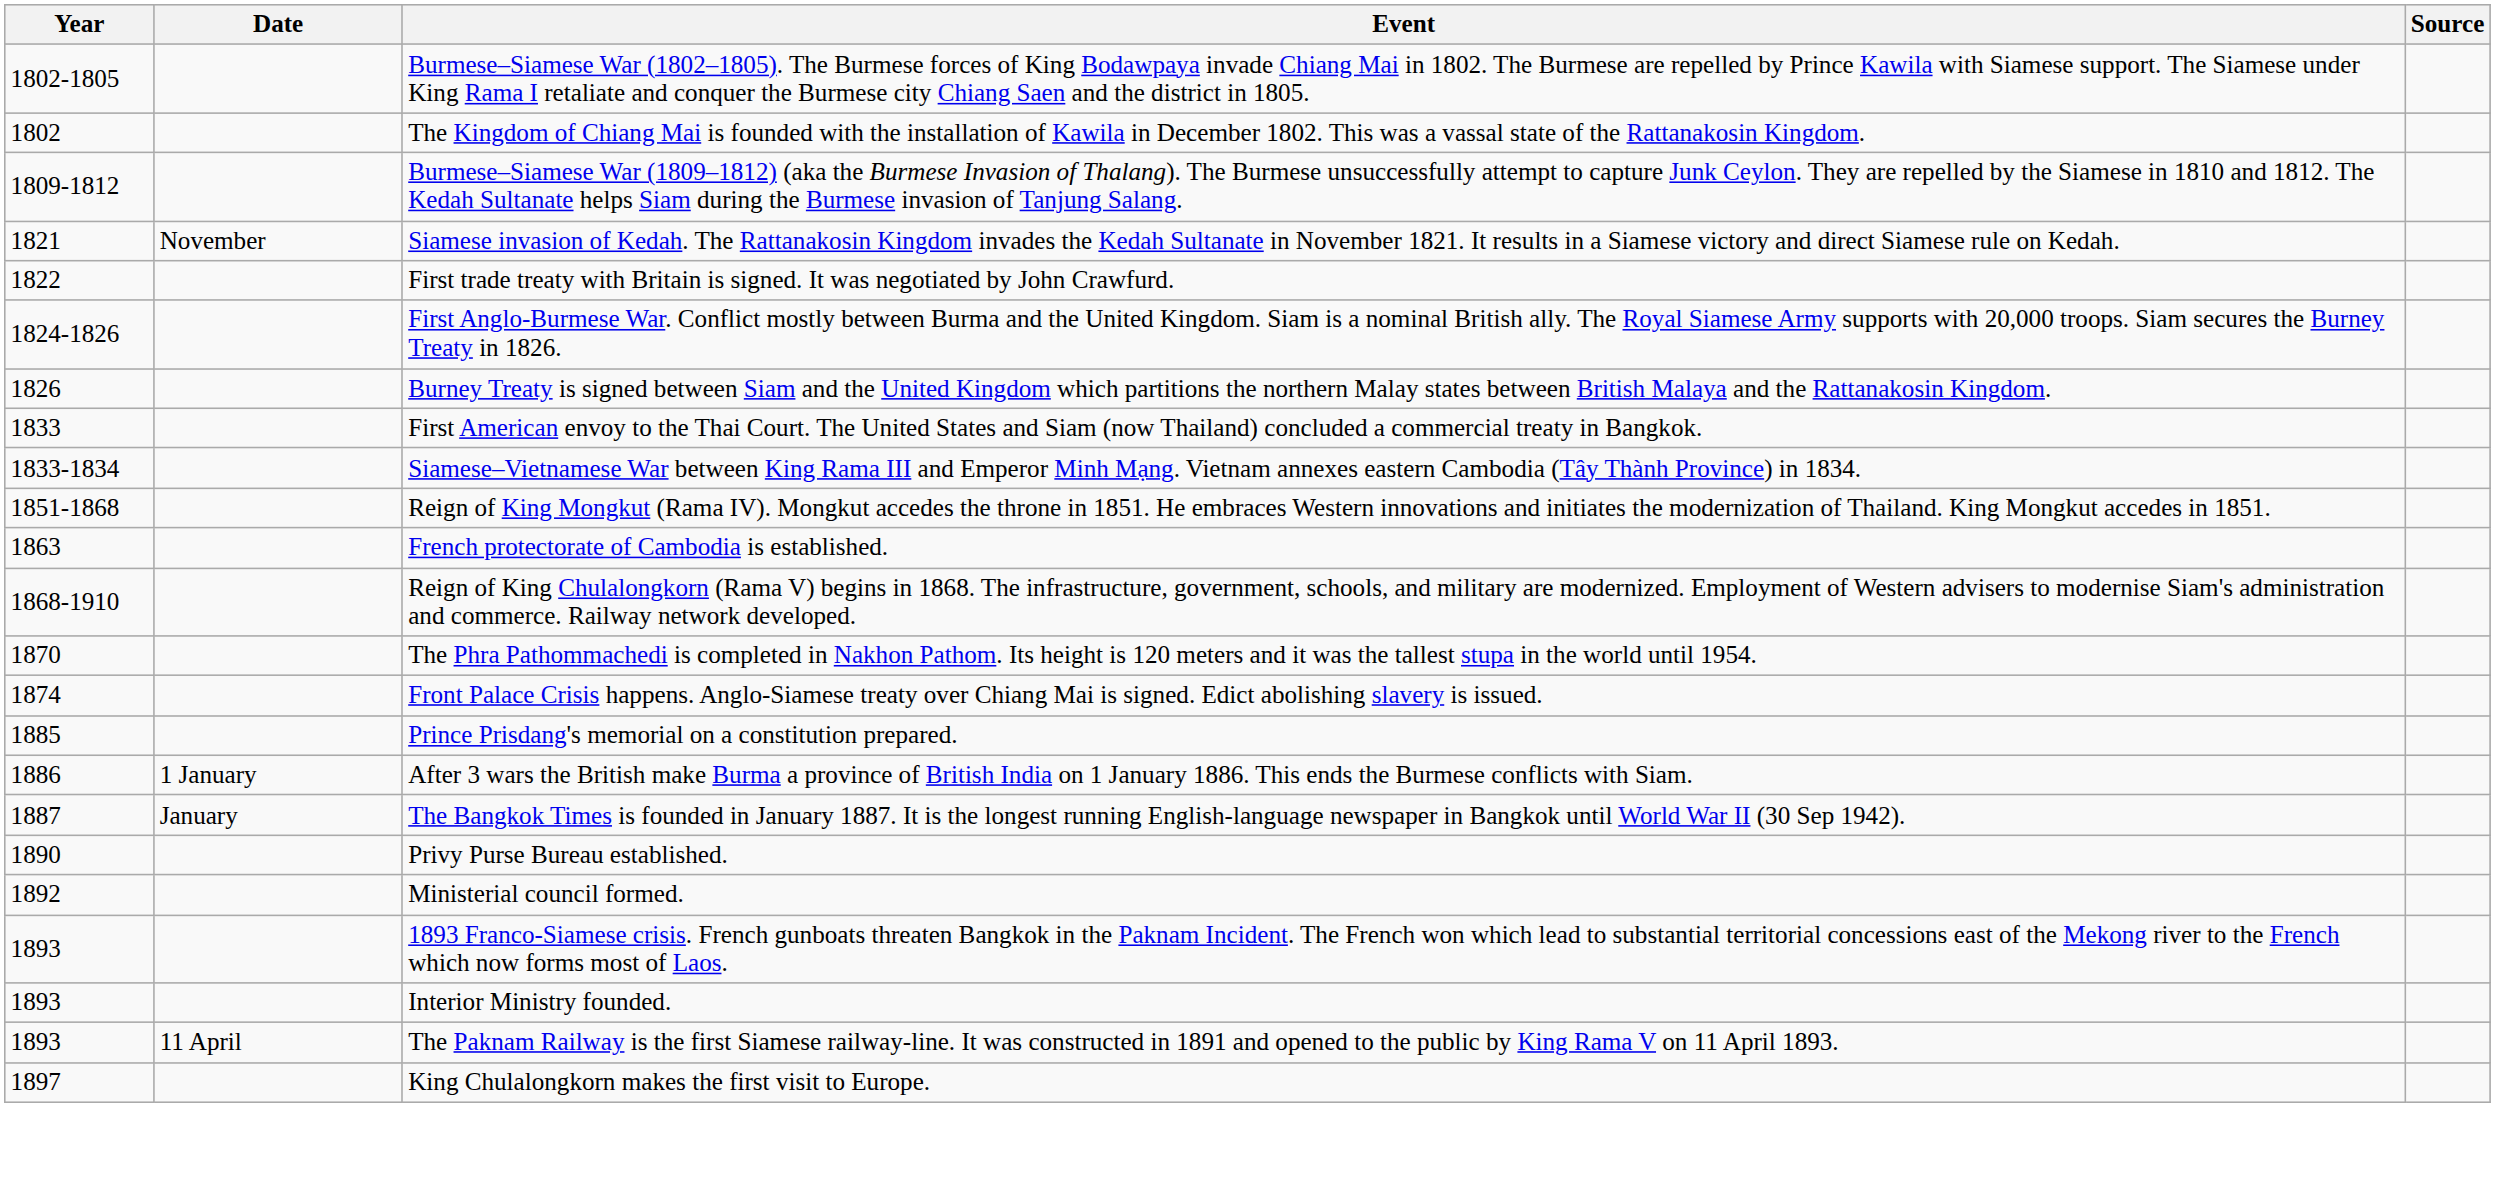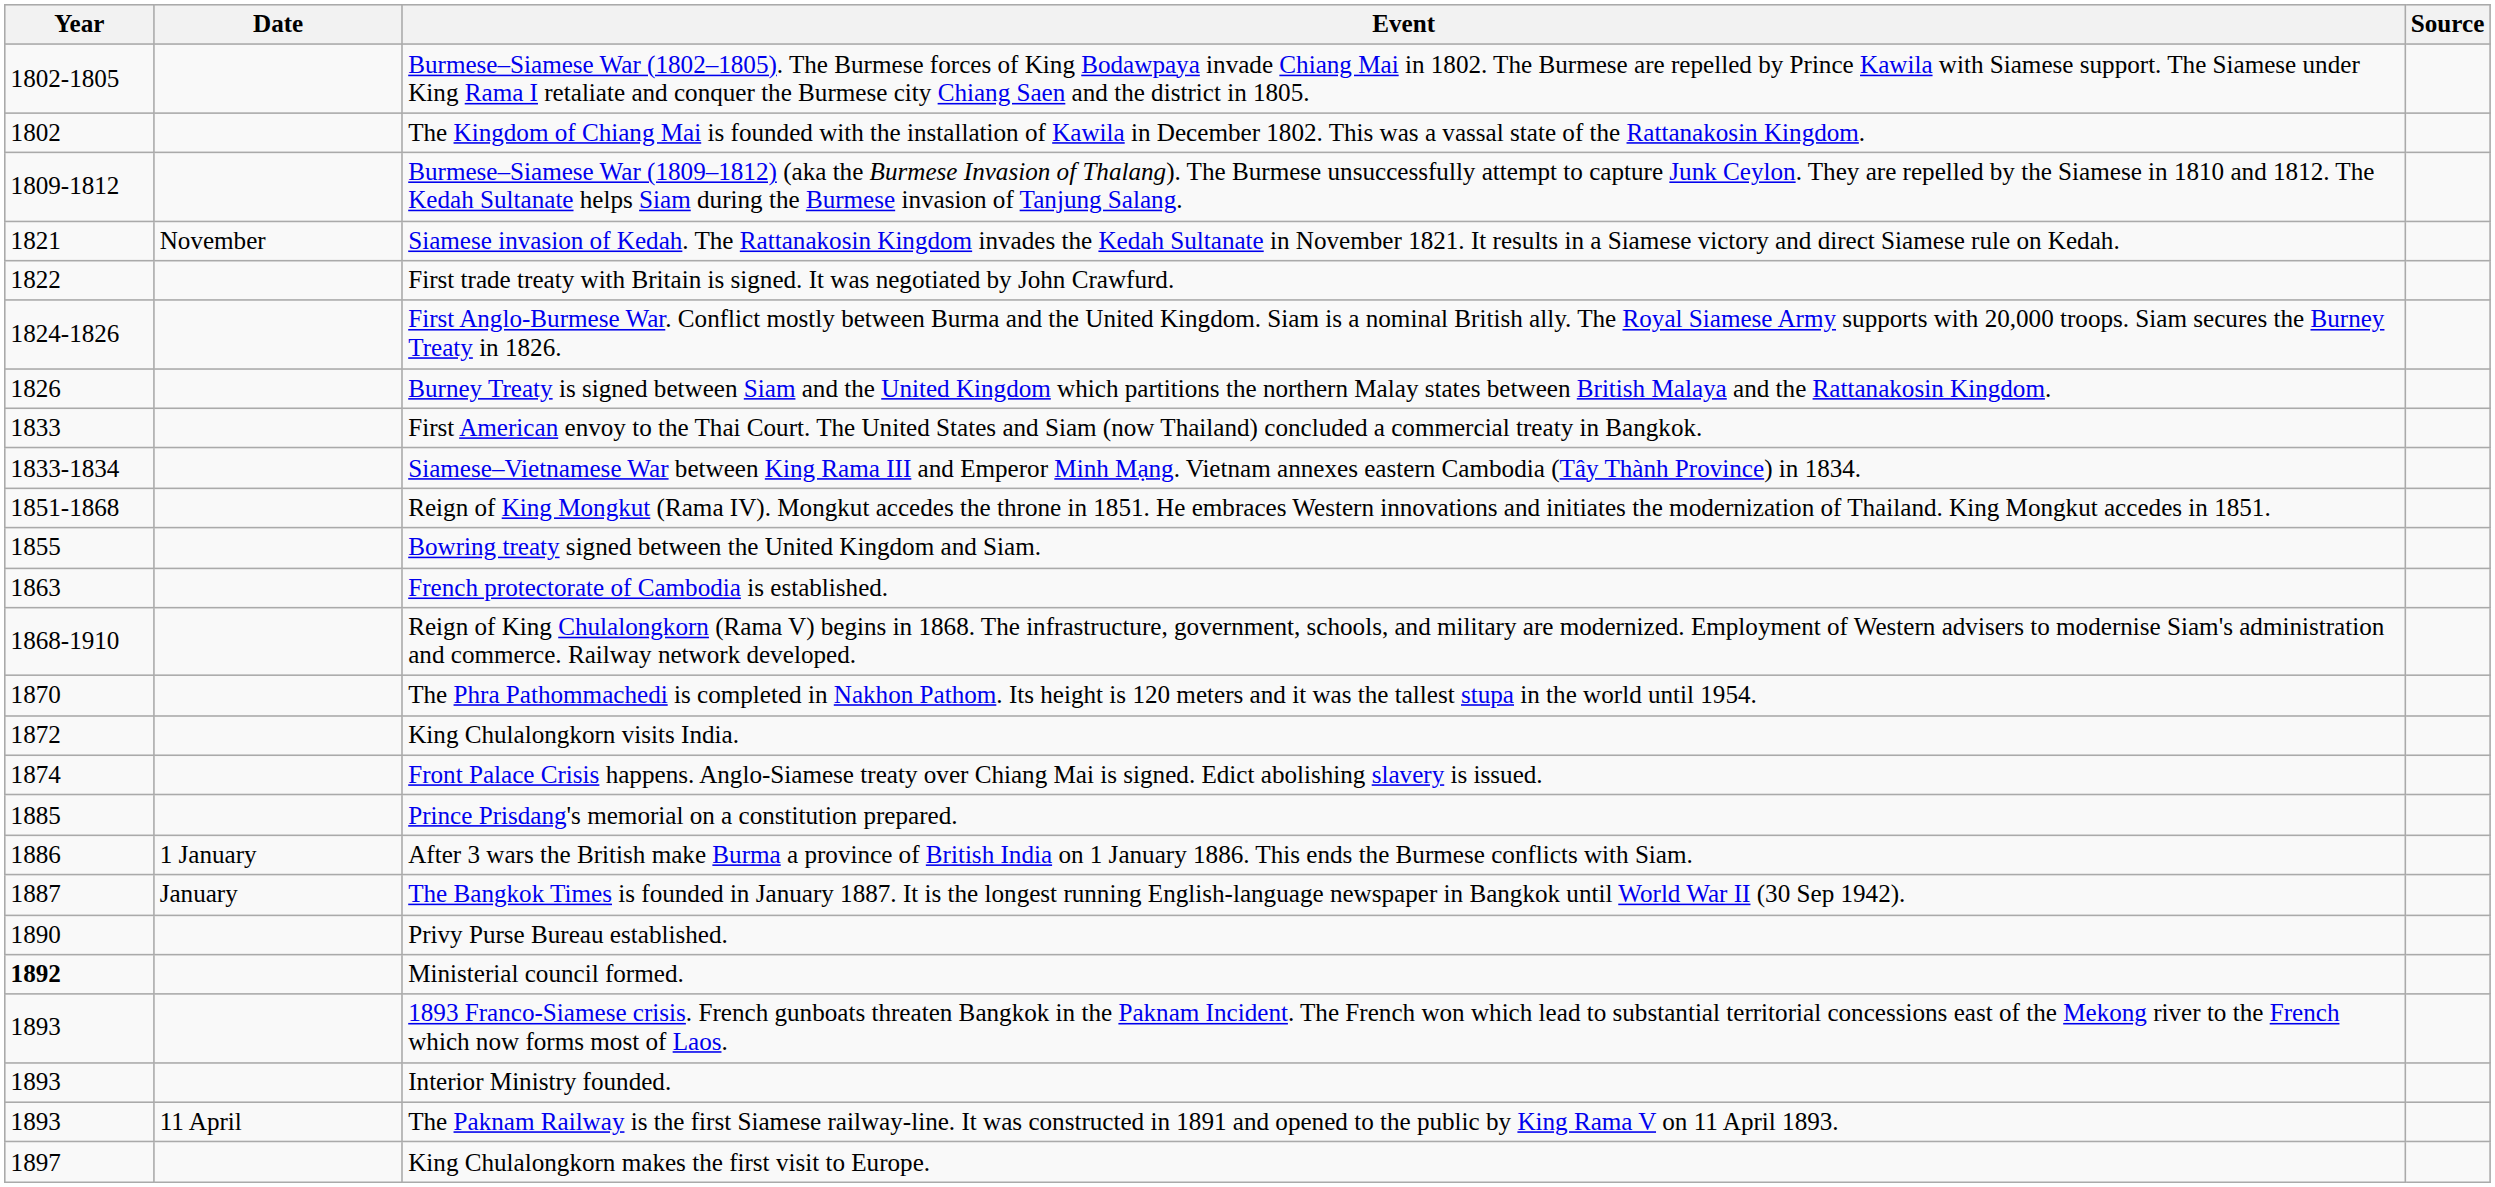+ row: (725, 547)
+ row: (574, 735)
(36, 894) normal -> (36, 974) bold
